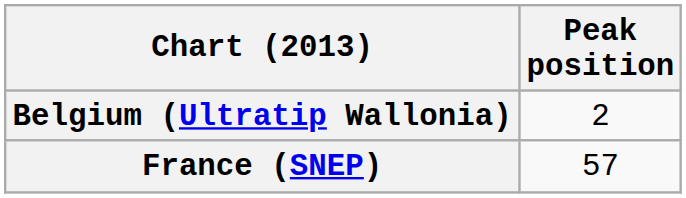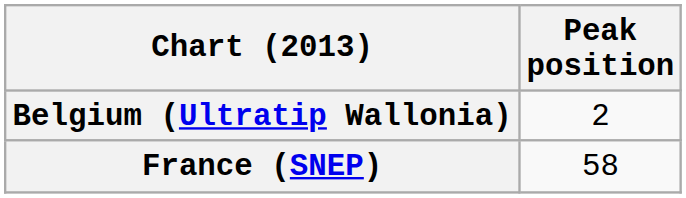(600, 166) 57 -> (600, 166) 58
